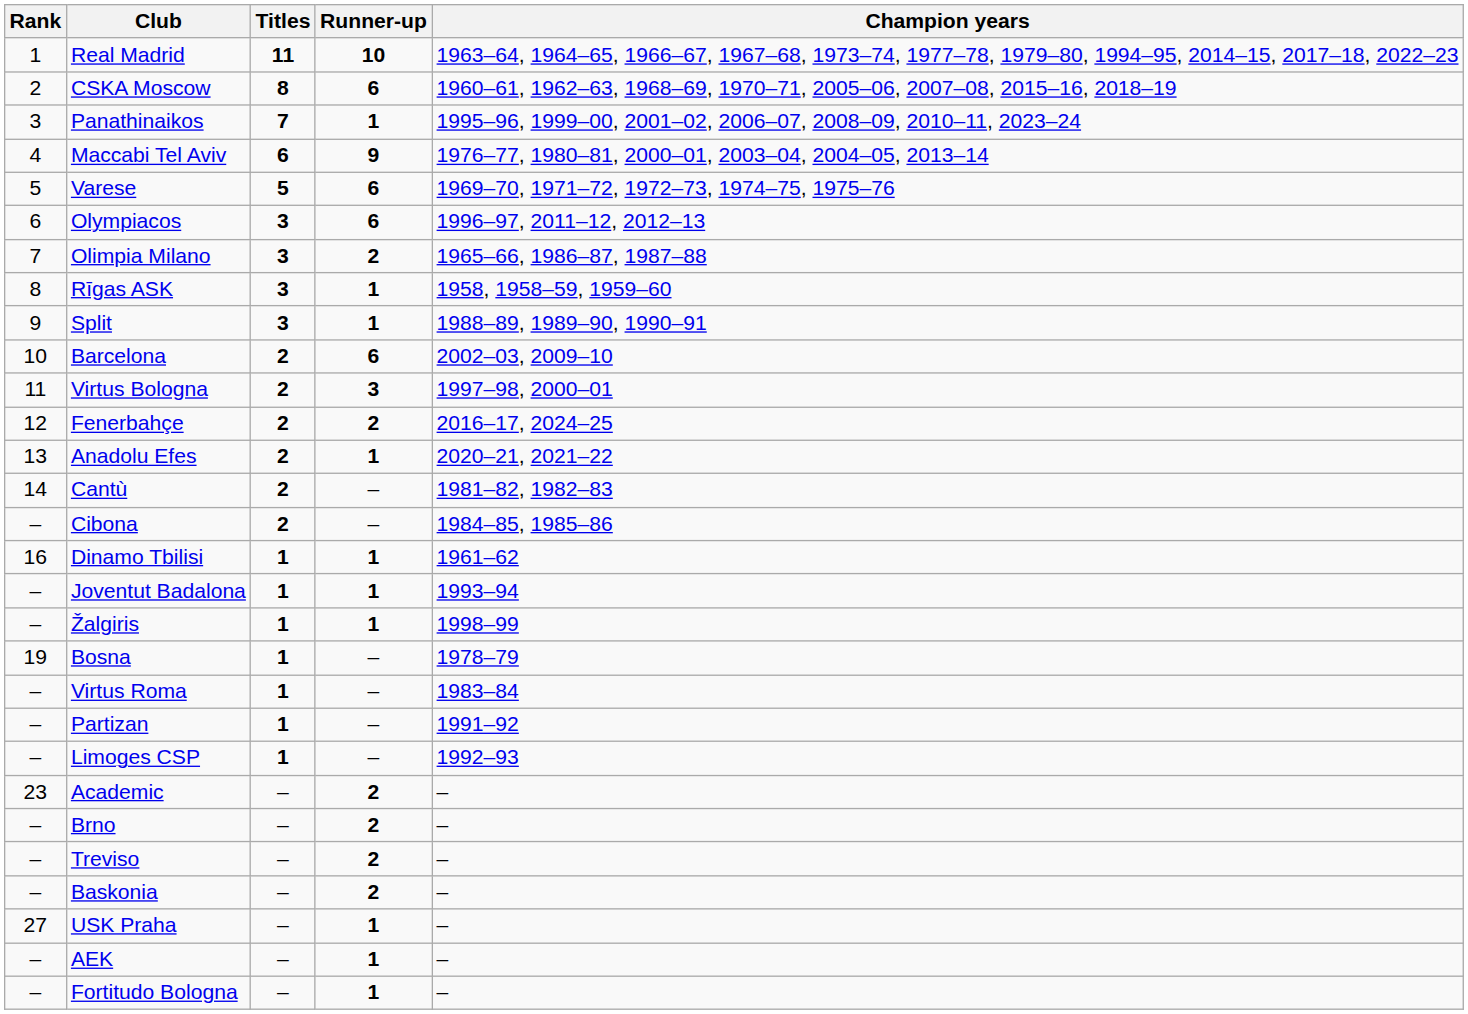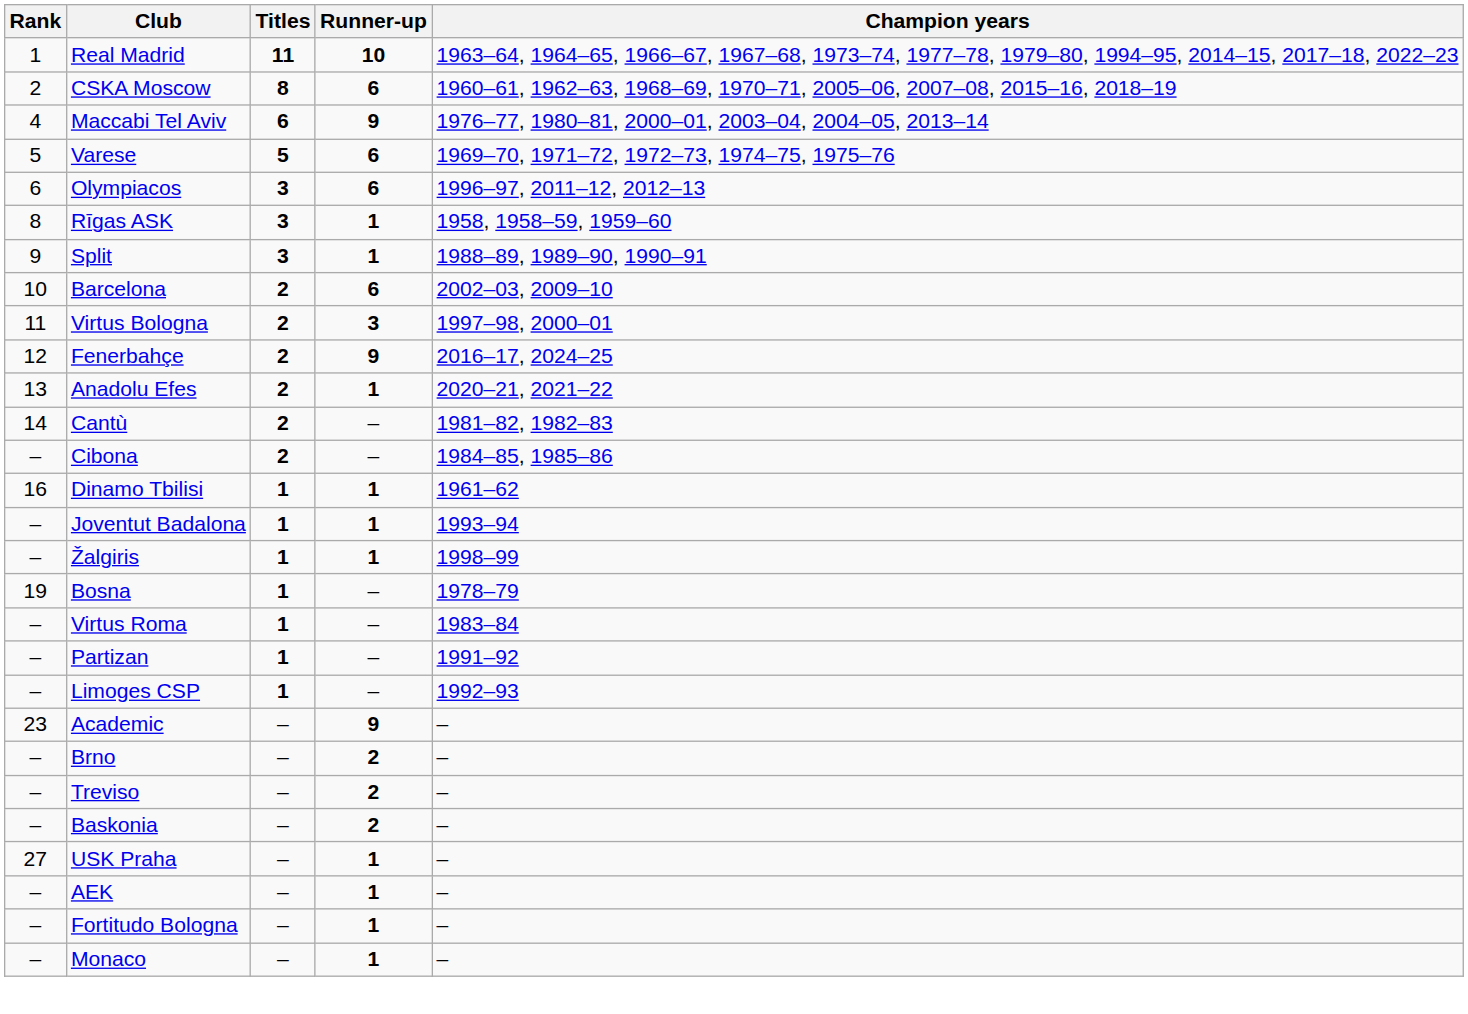- row: (137, 121)
- row: (141, 255)
(373, 423) 2 -> (373, 356) 9
(373, 791) 2 -> (373, 724) 9
+ row: (108, 959)
